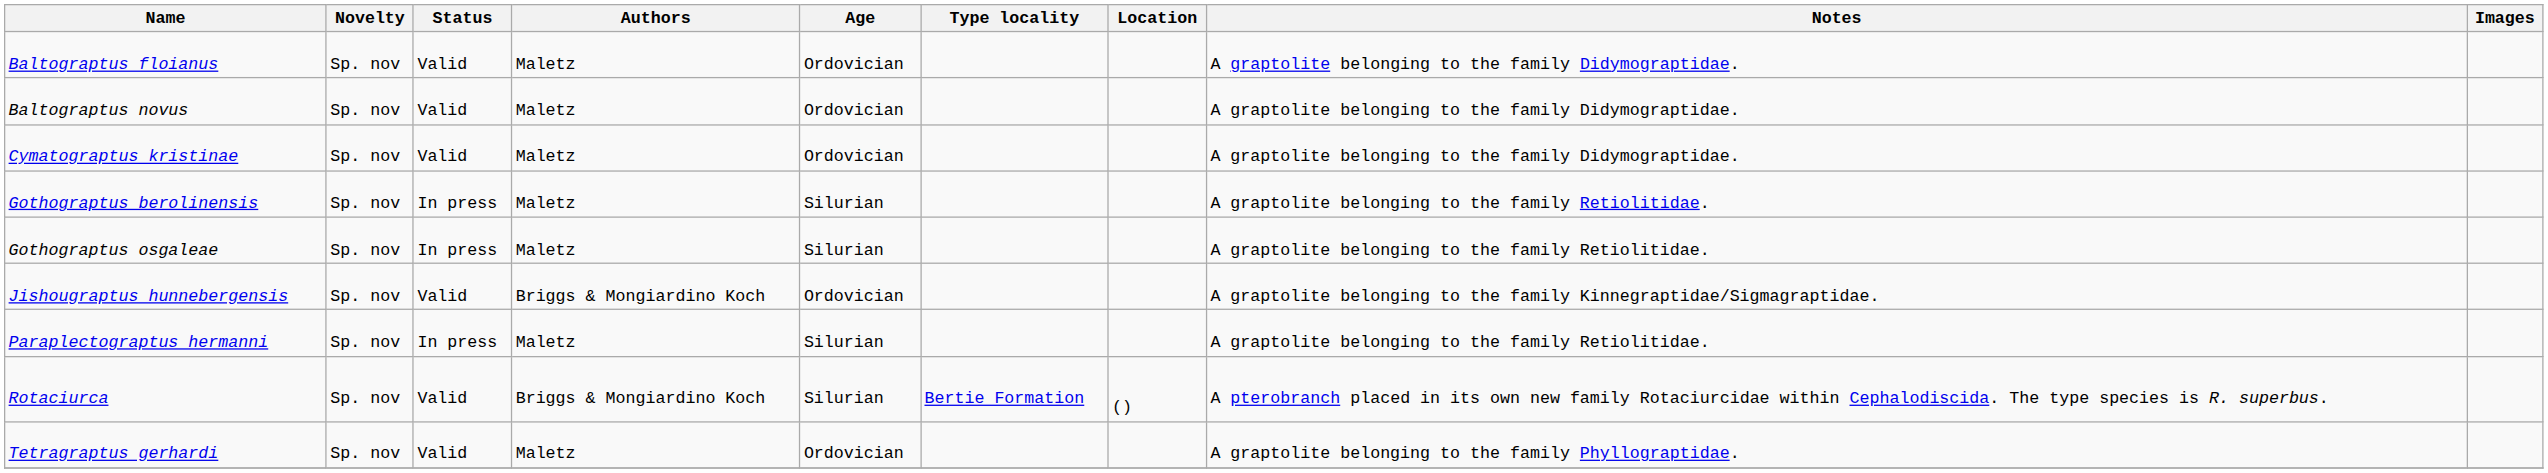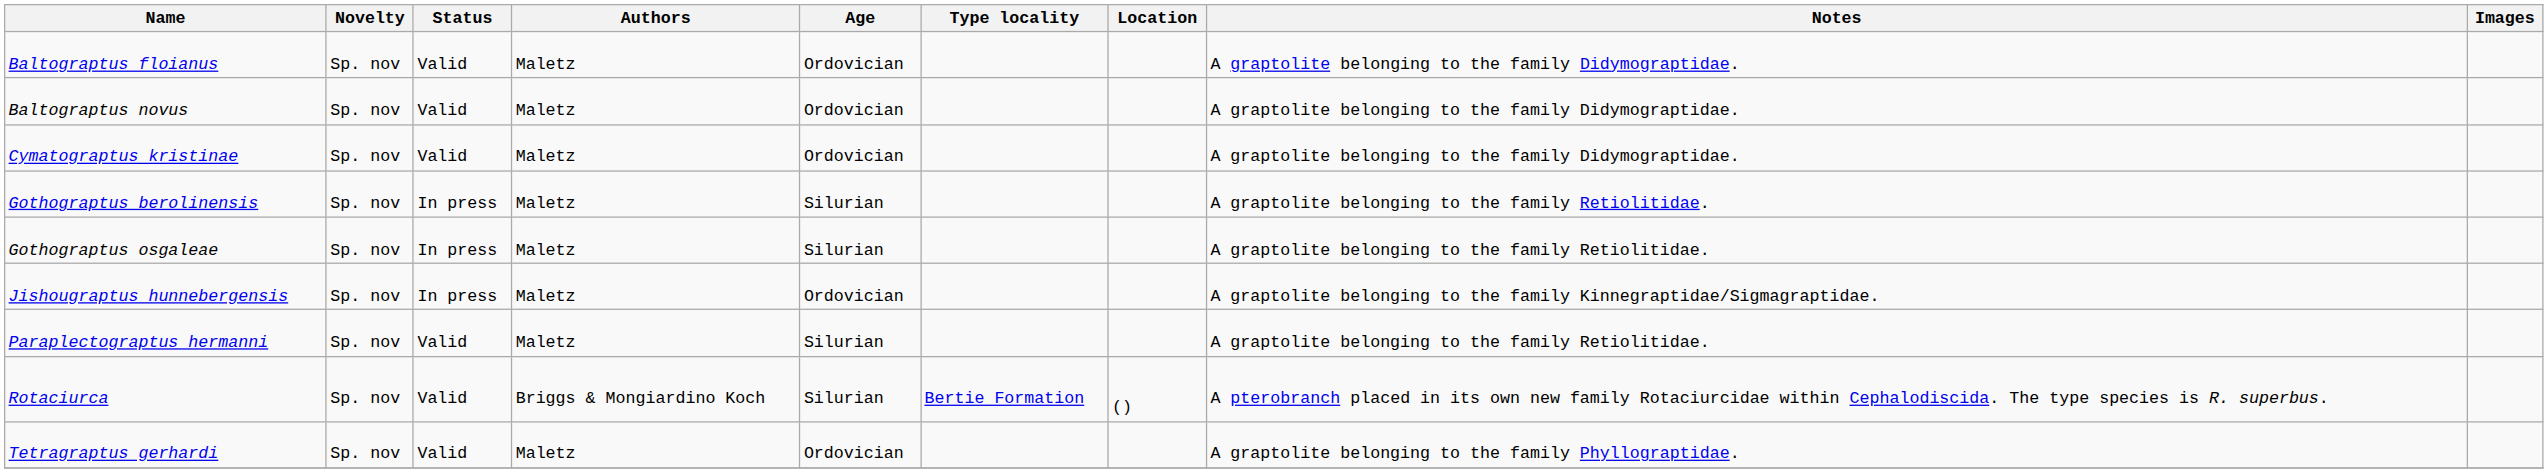(442, 296) Valid -> (457, 296) In press
(640, 296) Briggs & Mongiardino Koch -> (546, 296) Maletz
(457, 342) In press -> (442, 342) Valid
